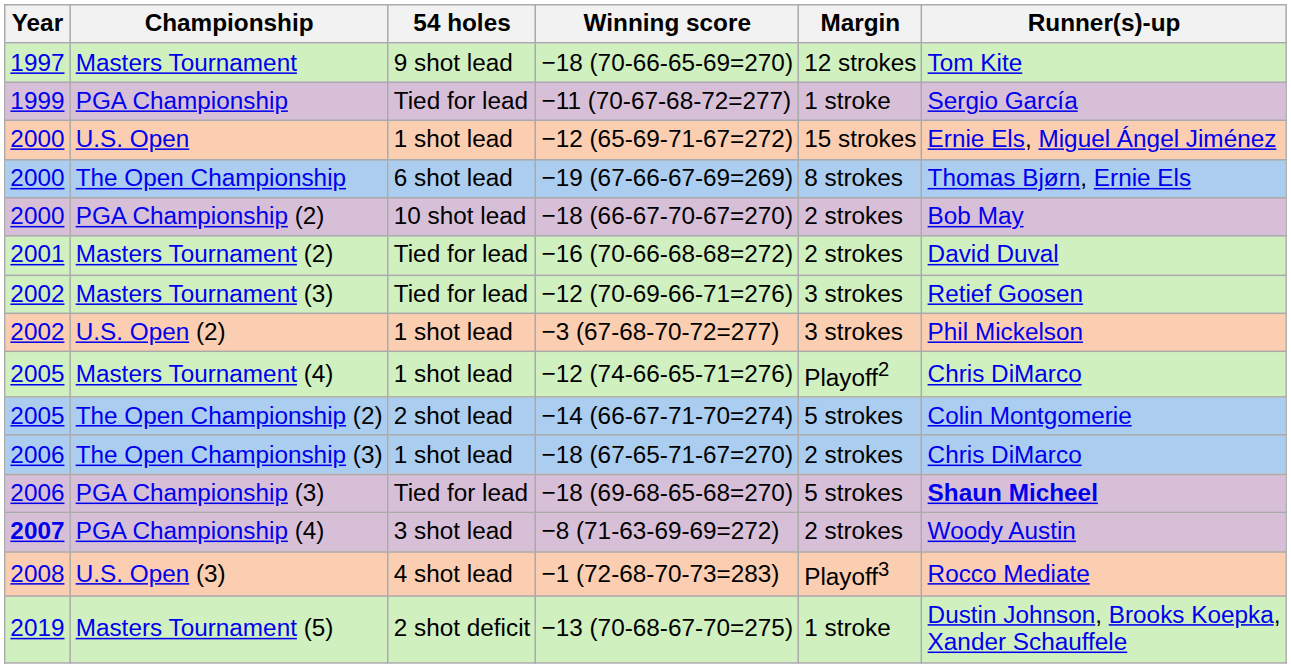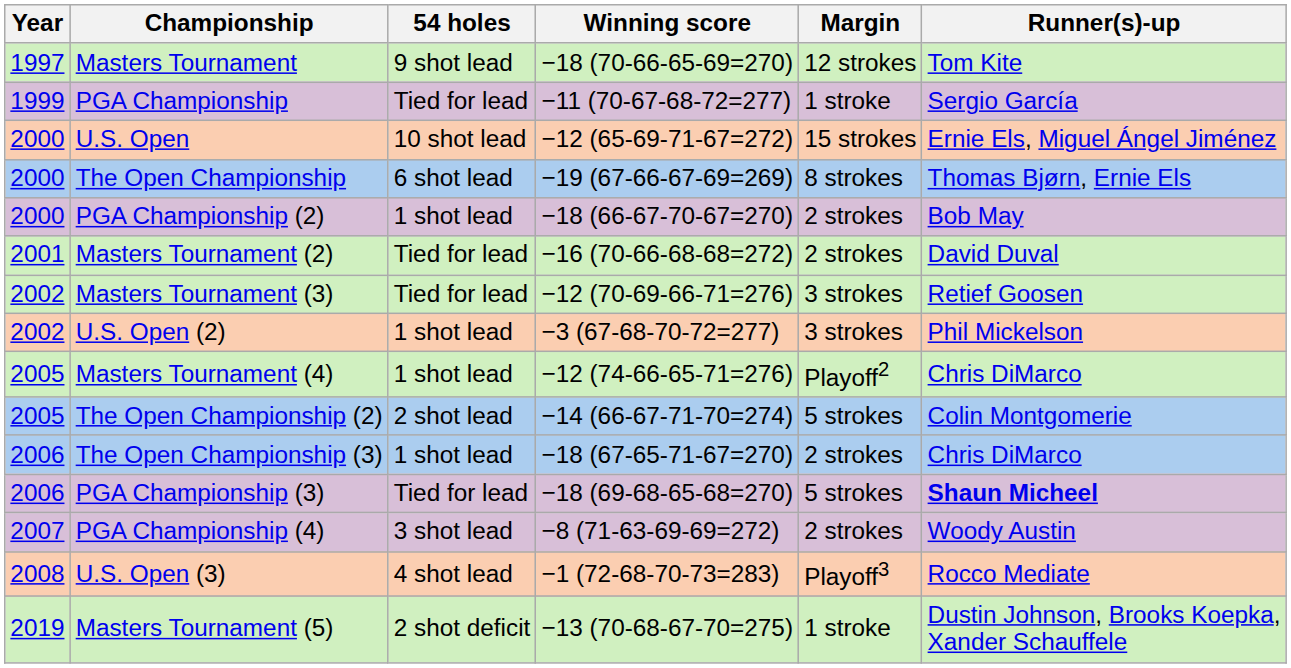(453, 139) 1 shot lead -> (460, 139) 10 shot lead
(460, 216) 10 shot lead -> (453, 216) 1 shot lead
(37, 531) bold -> (37, 531) normal
